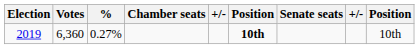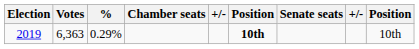(70, 33) 6,360 -> (70, 33) 6,363
(106, 33) 0.27% -> (106, 33) 0.29%
